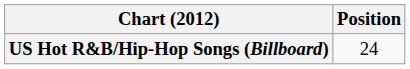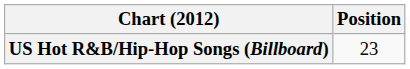(369, 48) 24 -> (369, 48) 23
